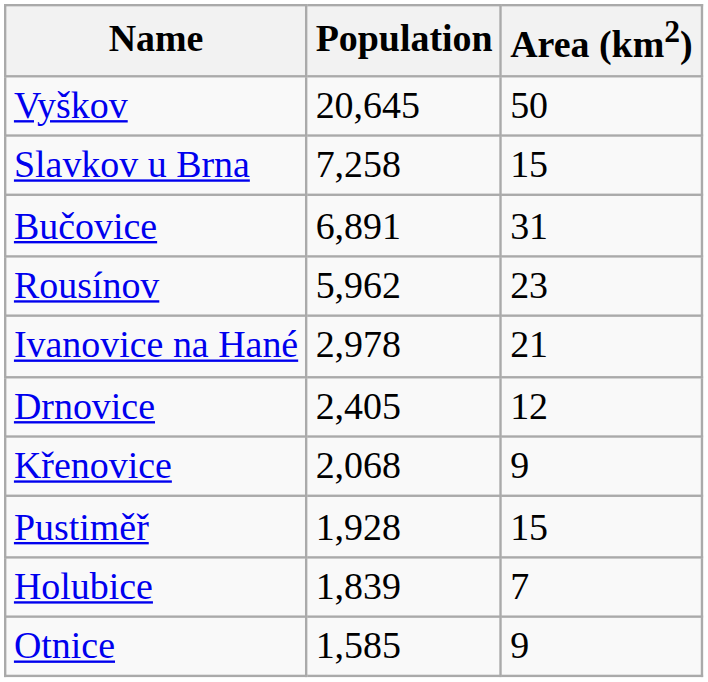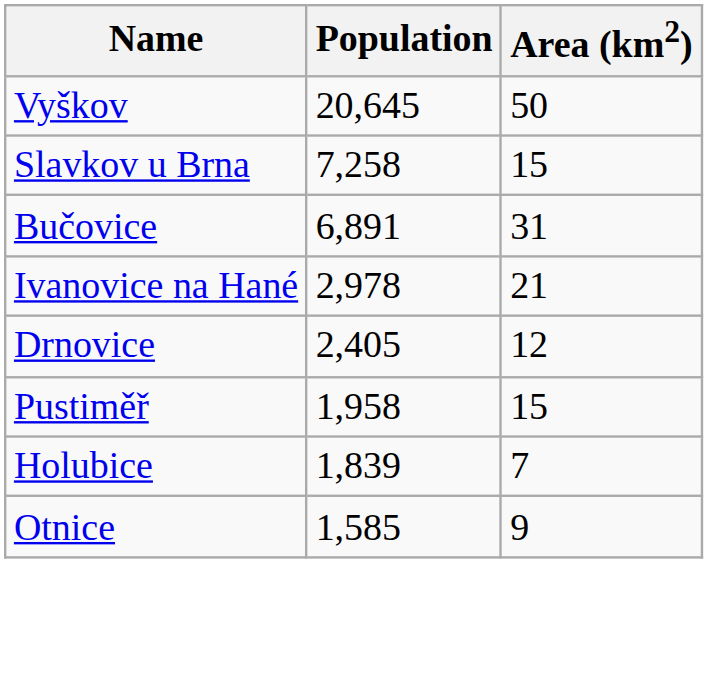- row: (87, 285)
- row: (93, 465)
(358, 525) 1,928 -> (358, 405) 1,958
